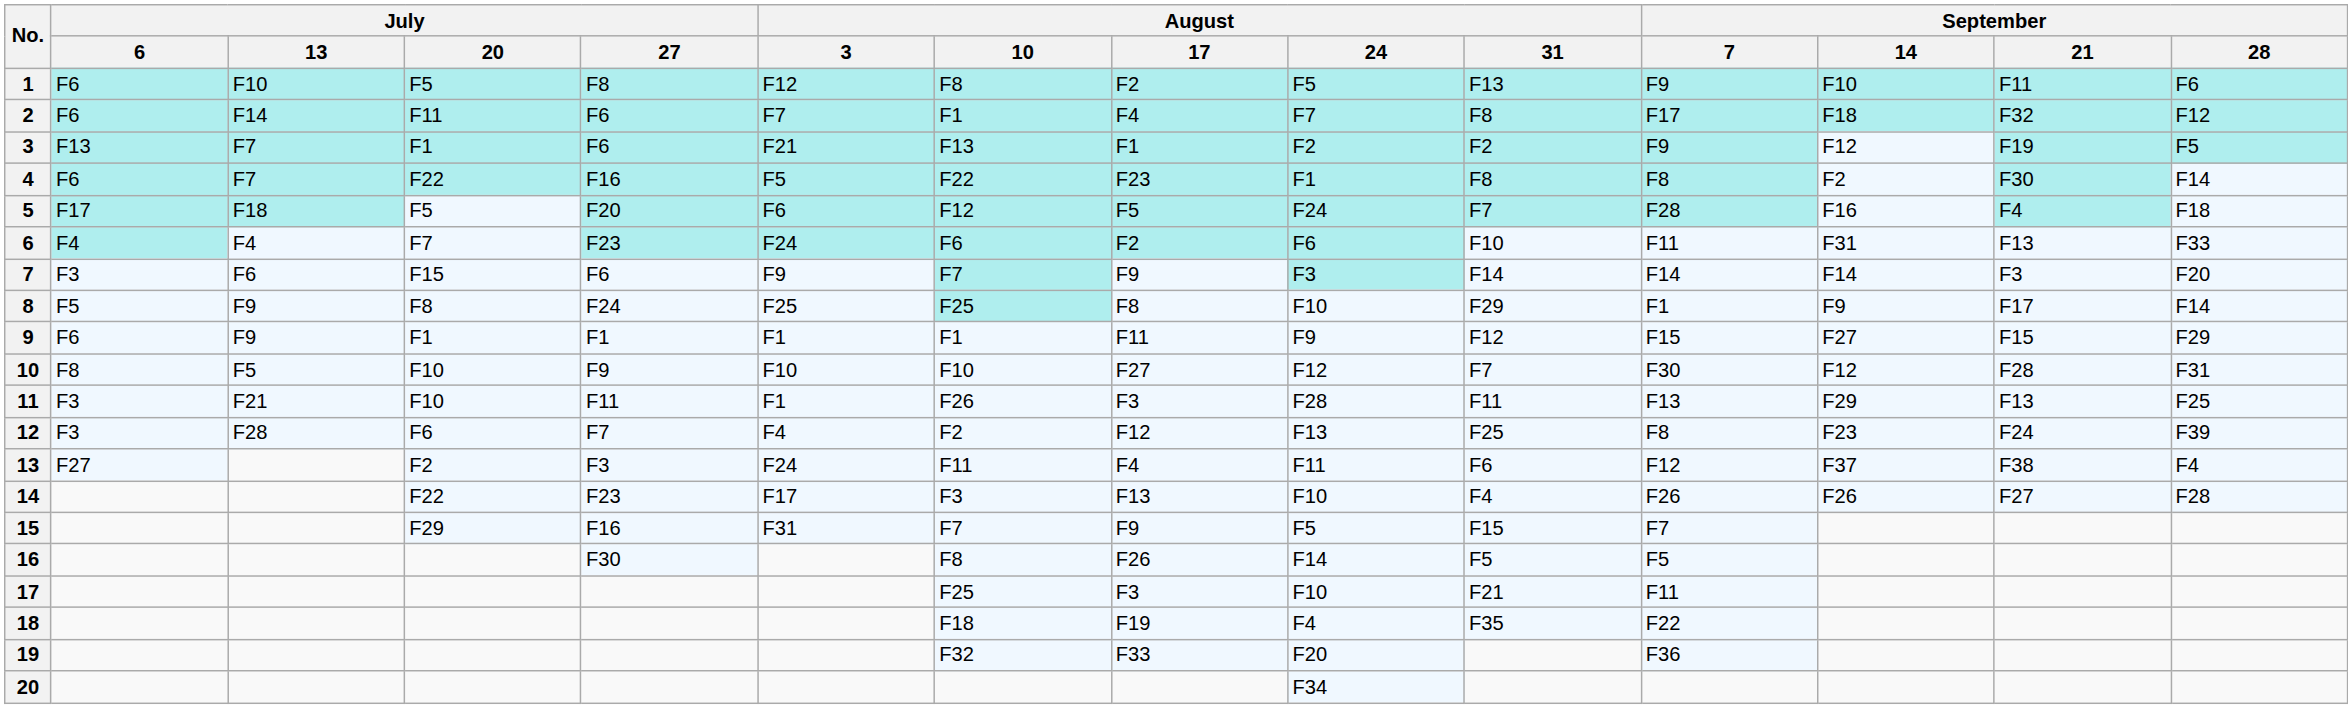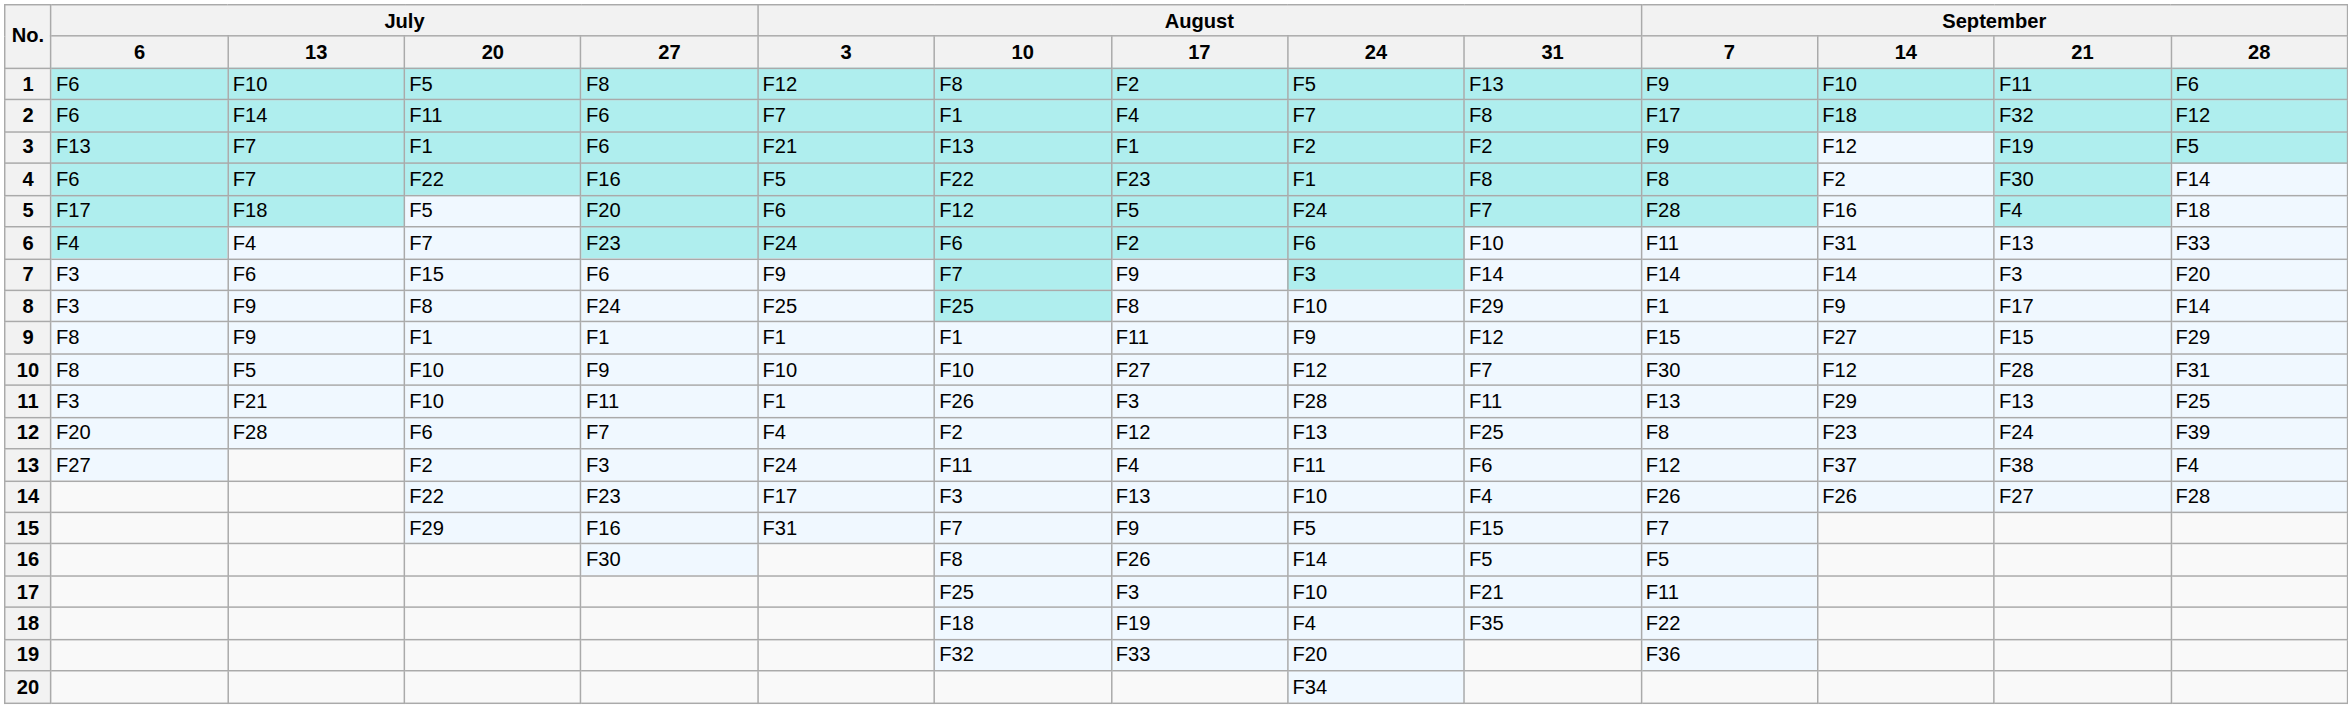(68, 306) F5 -> (68, 306) F3
(68, 337) F6 -> (68, 337) F8
(68, 433) F3 -> (73, 433) F20
